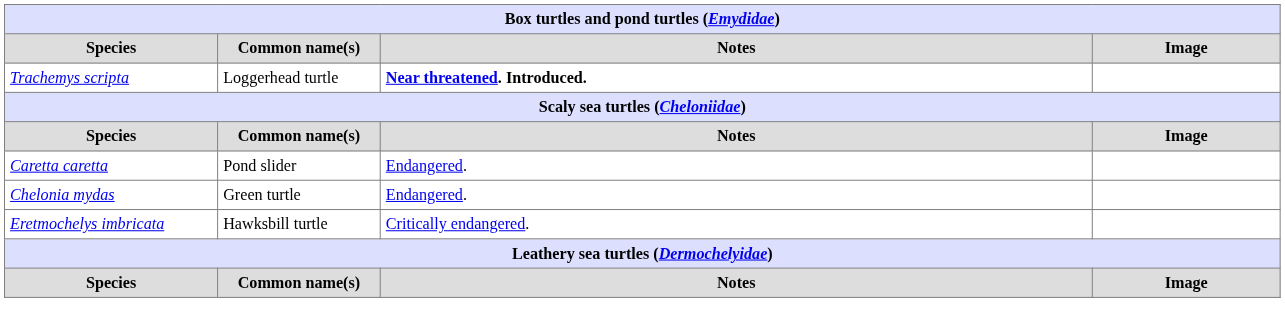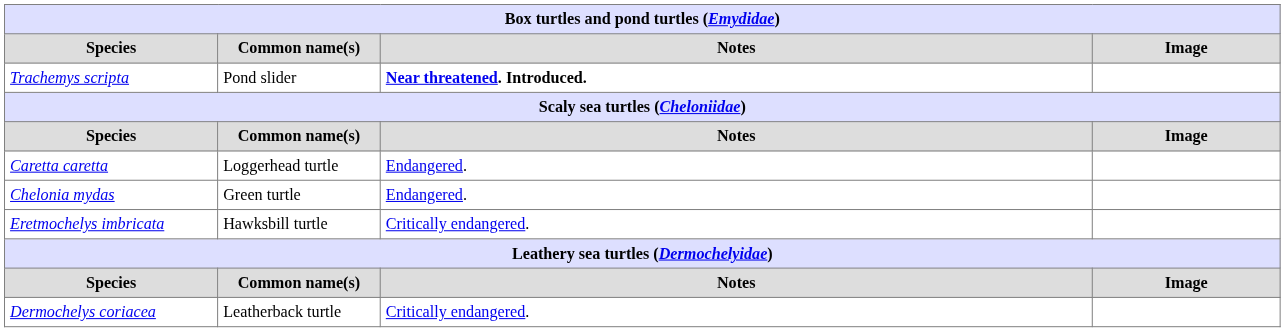(281, 77) Loggerhead turtle -> (260, 77) Pond slider
(260, 165) Pond slider -> (281, 165) Loggerhead turtle
+ row: (83, 312)
